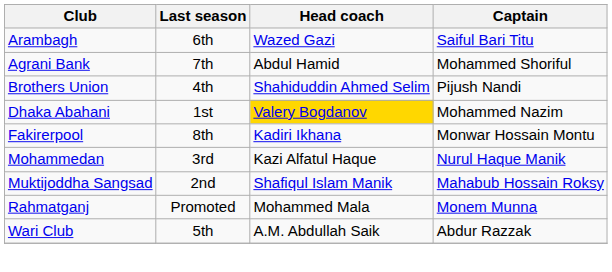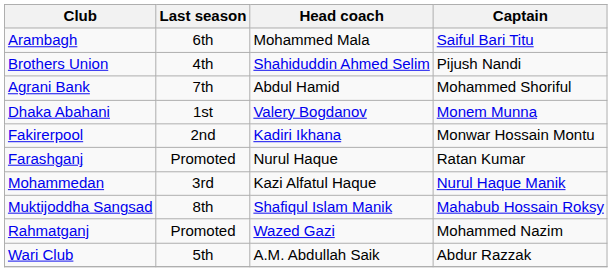(294, 40) Wazed Gazi -> (311, 40) Mohammed Mala
rows swapped: (49, 64) <-> (58, 87)
(310, 111) gold background -> (310, 111) no background
(500, 111) Mohammed Nazim -> (487, 111) Monem Munna
(203, 135) 8th -> (203, 135) 2nd
+ row: (46, 159)
(203, 183) 2nd -> (203, 207) 8th
(311, 207) Mohammed Mala -> (294, 231) Wazed Gazi
(487, 207) Monem Munna -> (500, 231) Mohammed Nazim
